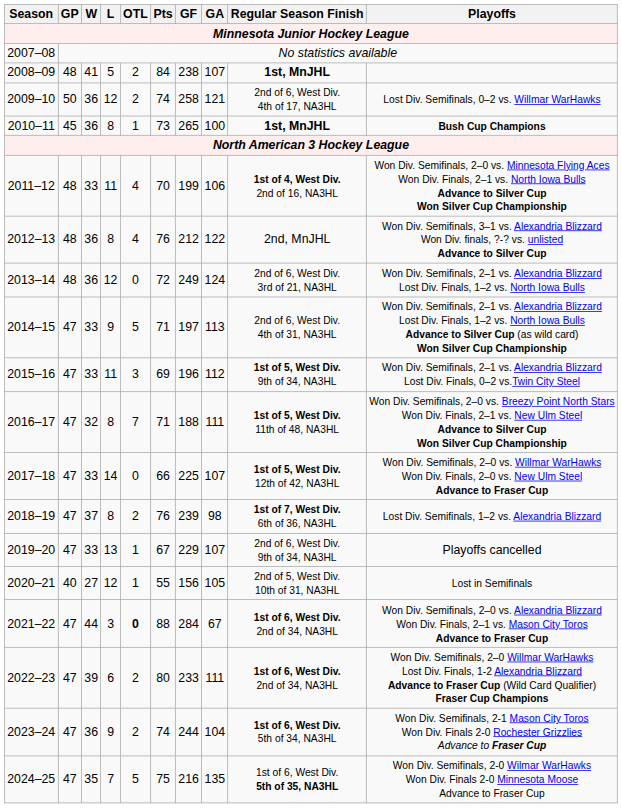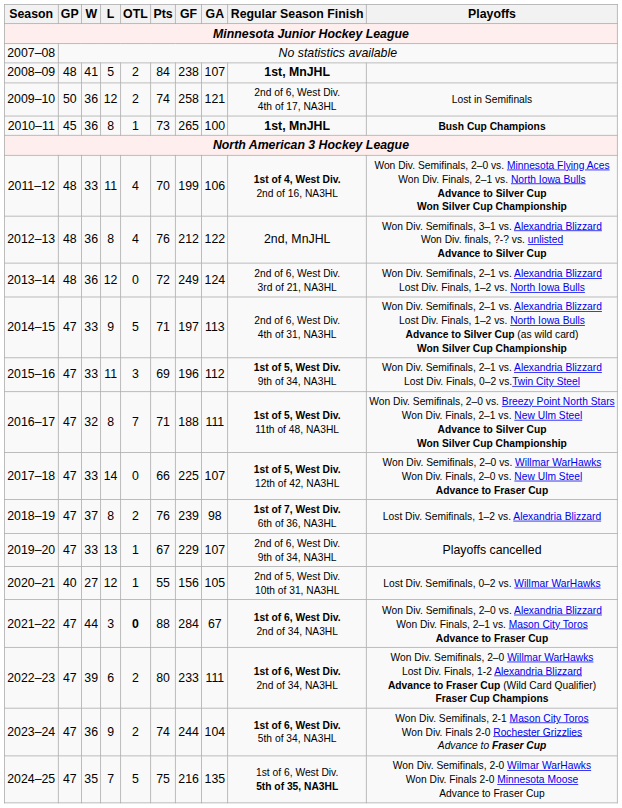(492, 100) Lost Div. Semifinals, 0–2 vs. Willmar WarHawks -> (492, 100) Lost in Semifinals
(492, 584) Lost in Semifinals -> (492, 584) Lost Div. Semifinals, 0–2 vs. Willmar WarHawks
